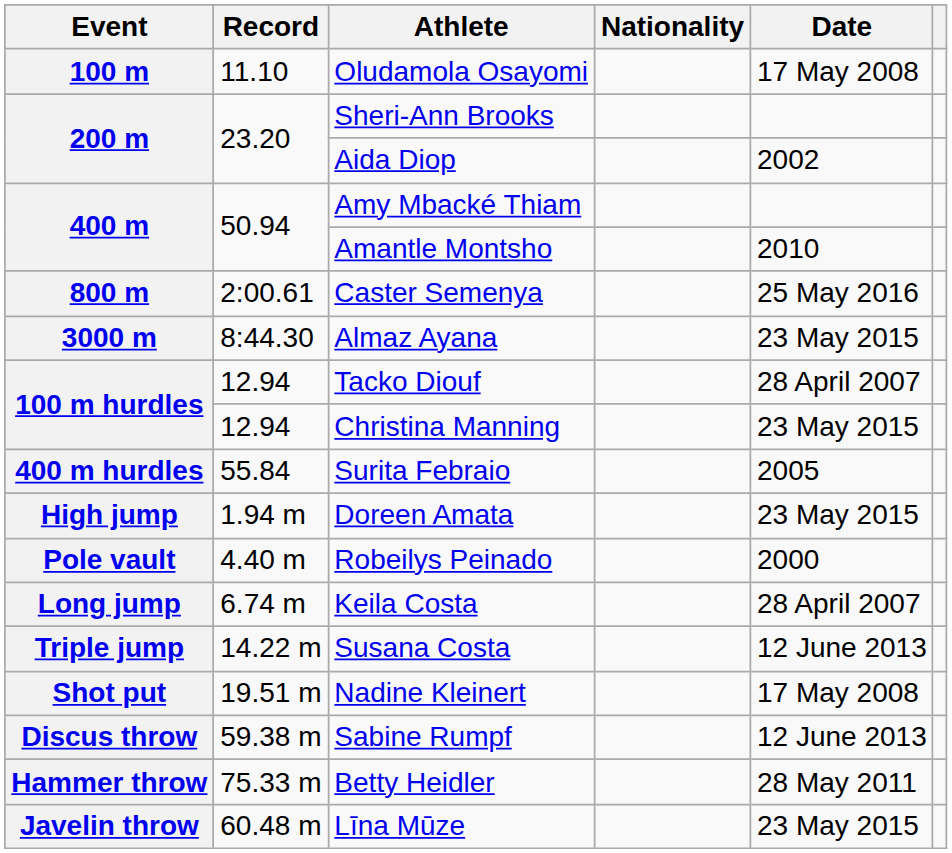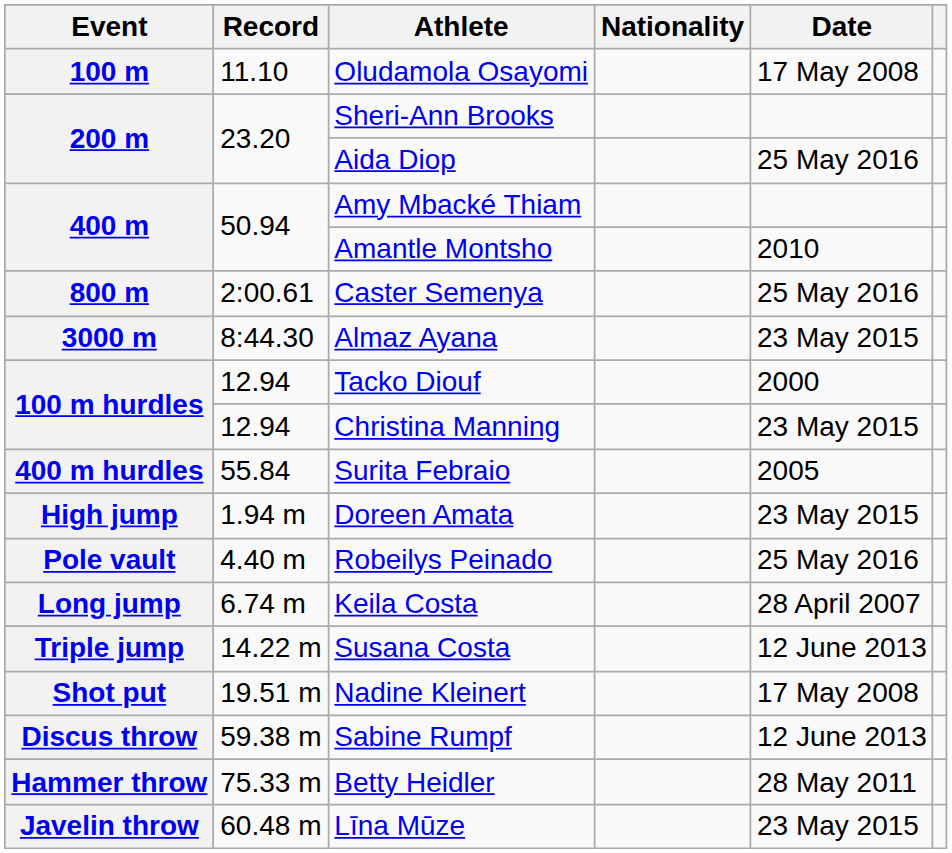(788, 159) 2002 -> (838, 159) 25 May 2016
(839, 381) 28 April 2007 -> (788, 381) 2000
(788, 559) 2000 -> (838, 559) 25 May 2016
